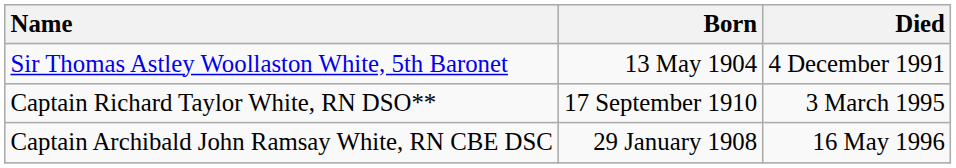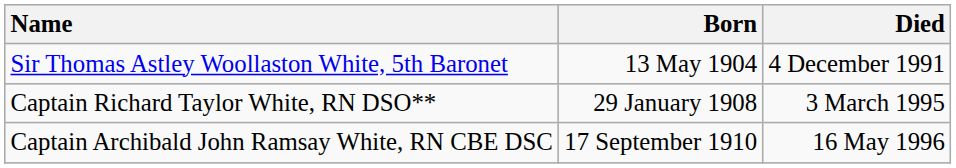(661, 102) 17 September 1910 -> (675, 102) 29 January 1908
(675, 142) 29 January 1908 -> (661, 142) 17 September 1910
